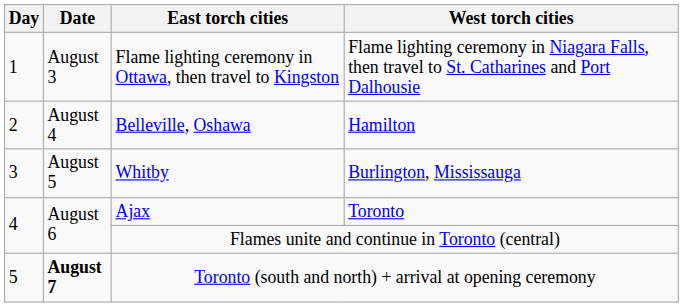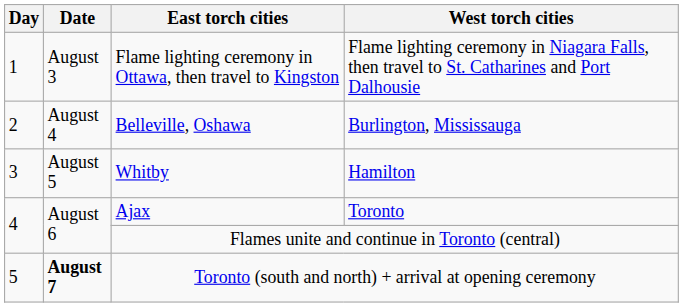(382, 124) Hamilton -> (434, 124) Burlington, Mississauga
(434, 173) Burlington, Mississauga -> (382, 173) Hamilton
